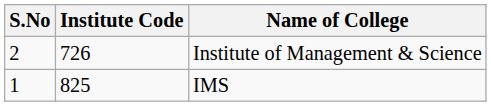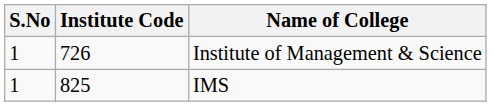(14, 52) 2 -> (14, 52) 1
